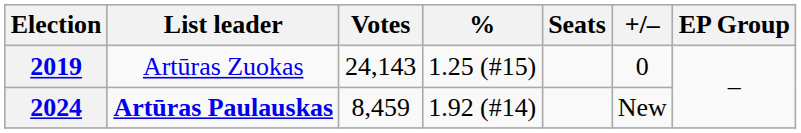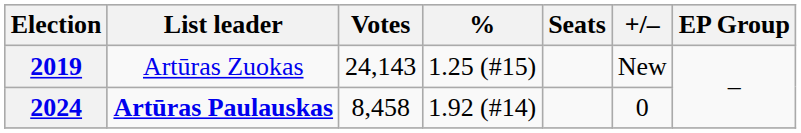(642, 66) 0 -> (642, 66) New
(381, 107) 8,459 -> (381, 107) 8,458
(642, 107) New -> (642, 107) 0
